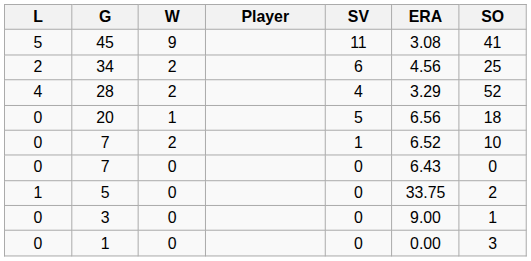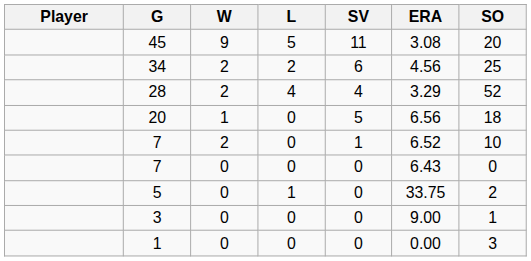columns swapped: (265, 17) <-> (38, 17)
(493, 42) 41 -> (493, 42) 20
